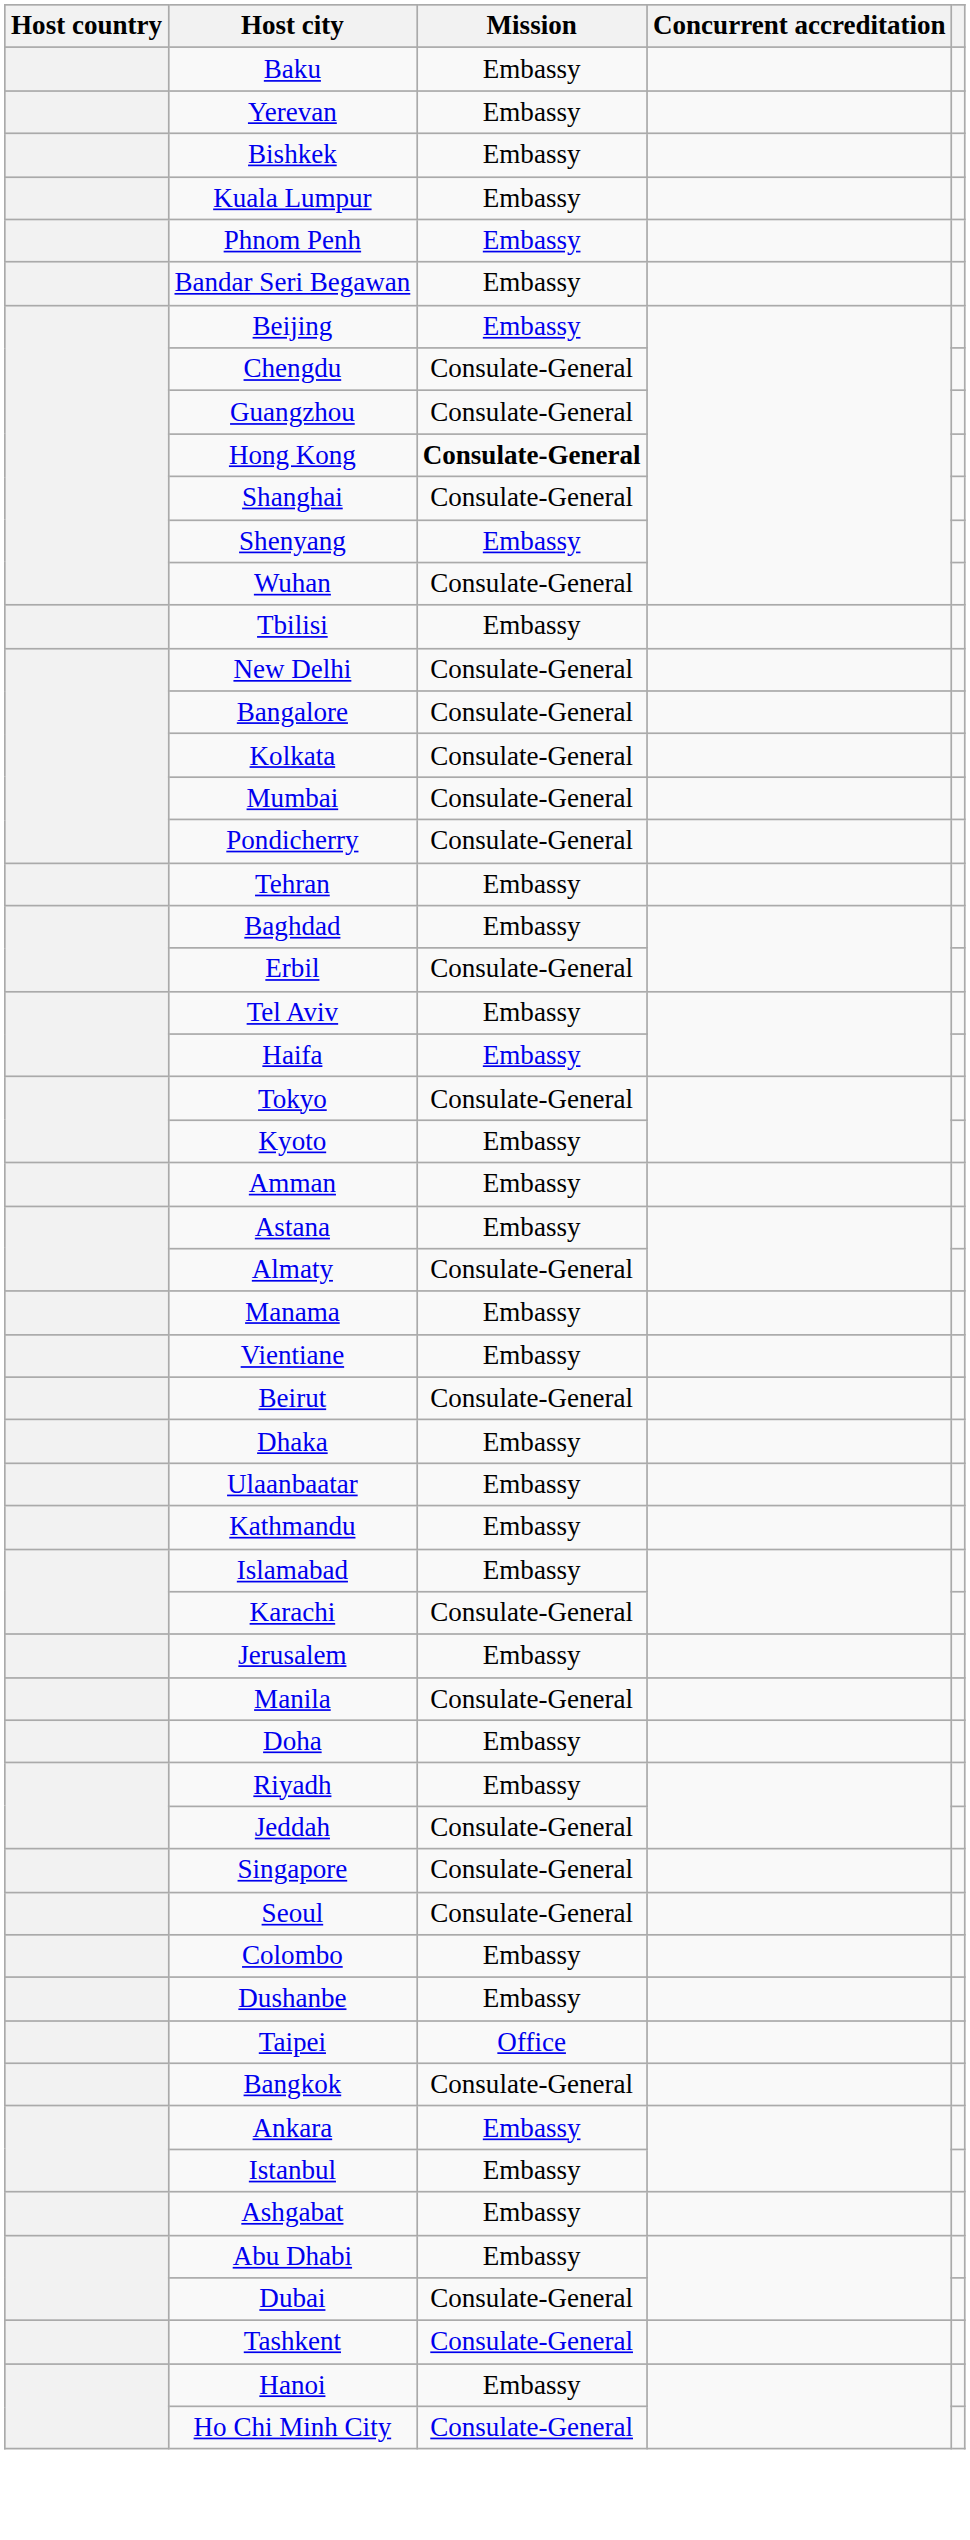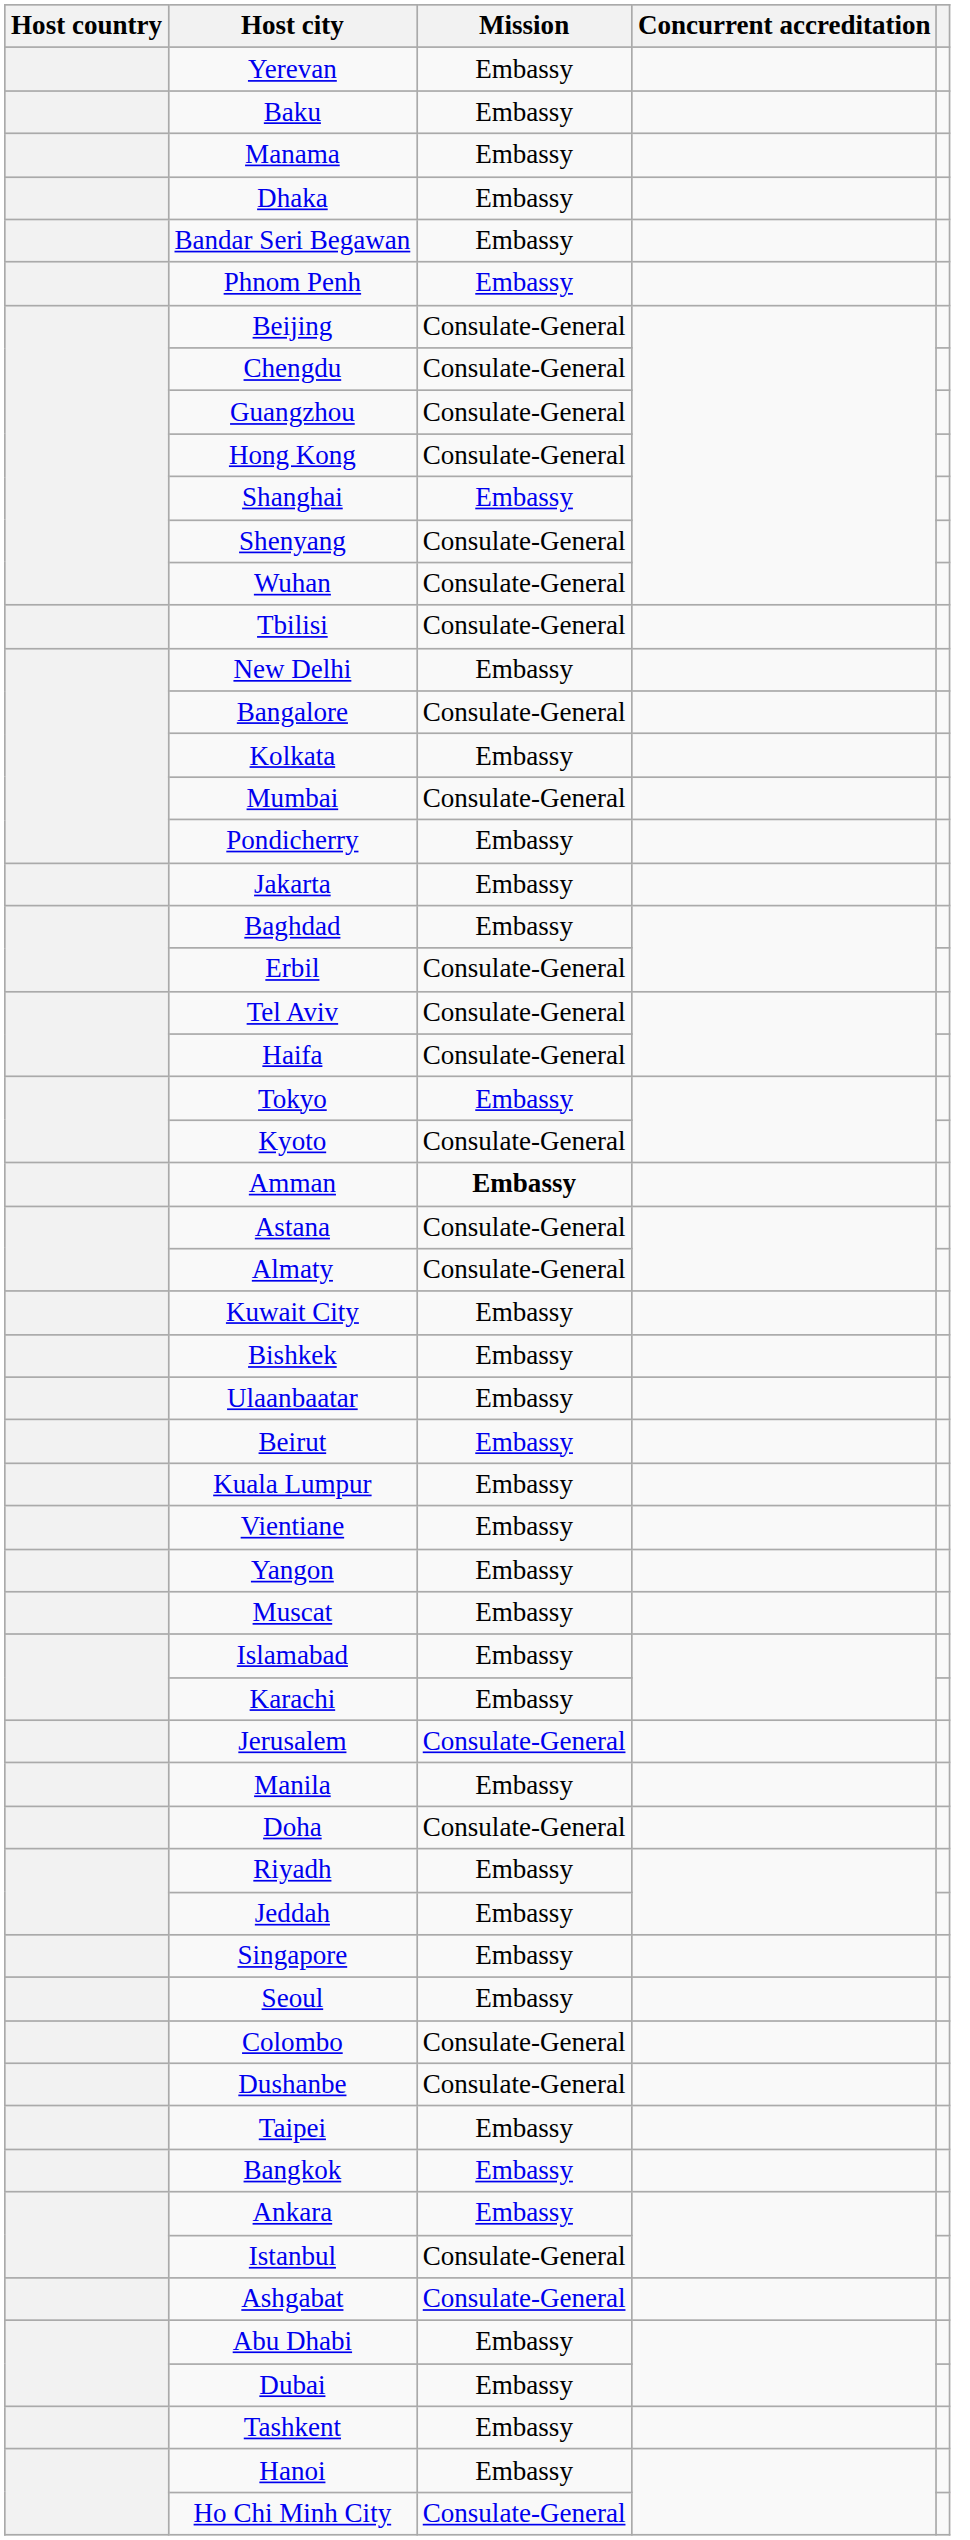rows swapped: (292, 111) <-> (292, 68)
rows swapped: (292, 1312) <-> (292, 154)
rows swapped: (292, 1441) <-> (292, 197)
rows swapped: (292, 283) <-> (292, 240)
(532, 326) Embassy -> (524, 326) Consulate-General
(532, 454) bold -> (524, 454) normal
(532, 497) Consulate-General -> (524, 497) Embassy
(532, 540) Embassy -> (524, 540) Consulate-General
(532, 626) Embassy -> (524, 626) Consulate-General
(532, 669) Consulate-General -> (524, 669) Embassy
(532, 754) Consulate-General -> (524, 754) Embassy
(532, 840) Consulate-General -> (524, 840) Embassy
+ row: (292, 883)
- row: (292, 883)
(532, 1012) Embassy -> (524, 1012) Consulate-General
(532, 1055) Embassy -> (524, 1055) Consulate-General
(532, 1098) Consulate-General -> (524, 1098) Embassy
(532, 1140) Embassy -> (524, 1140) Consulate-General
(532, 1183) normal -> (524, 1183) bold
(532, 1226) Embassy -> (524, 1226) Consulate-General
+ row: (292, 1312)
rows swapped: (292, 1355) <-> (292, 1483)
(532, 1398) Consulate-General -> (524, 1441) Embassy
+ row: (292, 1569)
- row: (292, 1526)
+ row: (292, 1612)
(532, 1612) Consulate-General -> (524, 1698) Embassy
(532, 1655) Embassy -> (524, 1741) Consulate-General
(532, 1698) Consulate-General -> (524, 1784) Embassy
(532, 1741) Embassy -> (524, 1827) Consulate-General
(532, 1827) Consulate-General -> (524, 1912) Embassy
(532, 1869) Consulate-General -> (524, 1955) Embassy
(532, 1912) Consulate-General -> (524, 1998) Embassy
(532, 1955) Embassy -> (524, 2041) Consulate-General
(532, 1998) Embassy -> (524, 2084) Consulate-General
(532, 2041) Office -> (524, 2127) Embassy
(532, 2084) Consulate-General -> (524, 2170) Embassy
(532, 2170) Embassy -> (524, 2255) Consulate-General
(532, 2213) Embassy -> (524, 2298) Consulate-General
(532, 2298) Consulate-General -> (524, 2384) Embassy
(532, 2341) Consulate-General -> (524, 2427) Embassy
